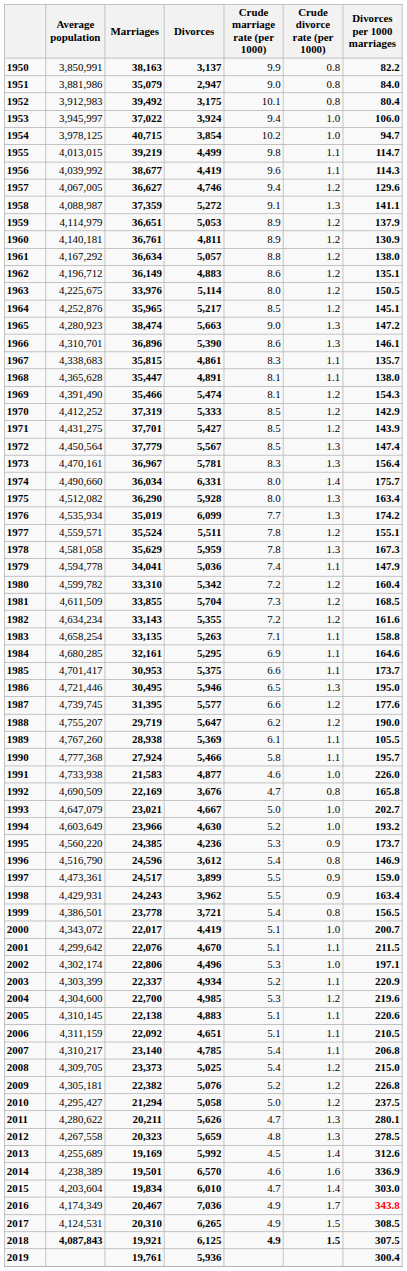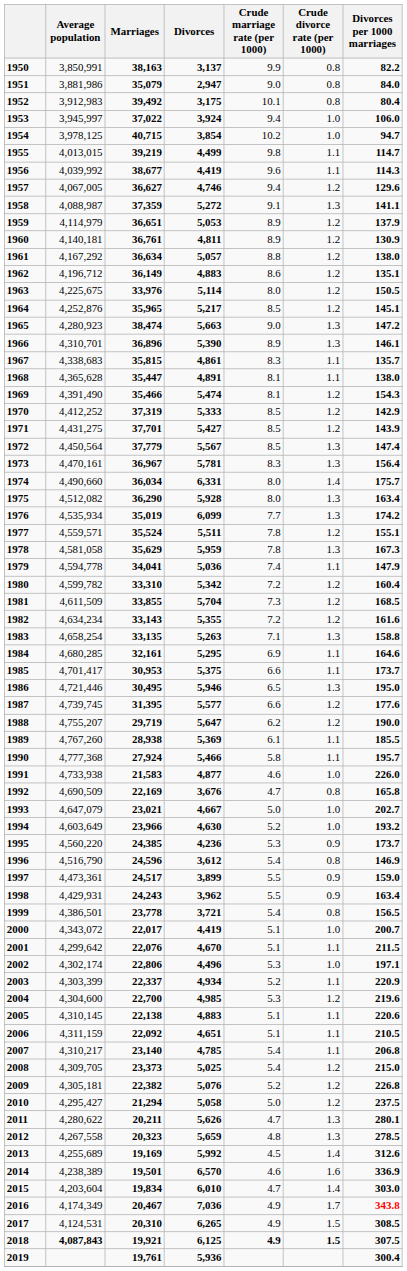(274, 343) 8.6 -> (274, 343) 8.9
(333, 636) 1.1 -> (333, 636) 1.3
(387, 740) 105.5 -> (387, 740) 185.5
